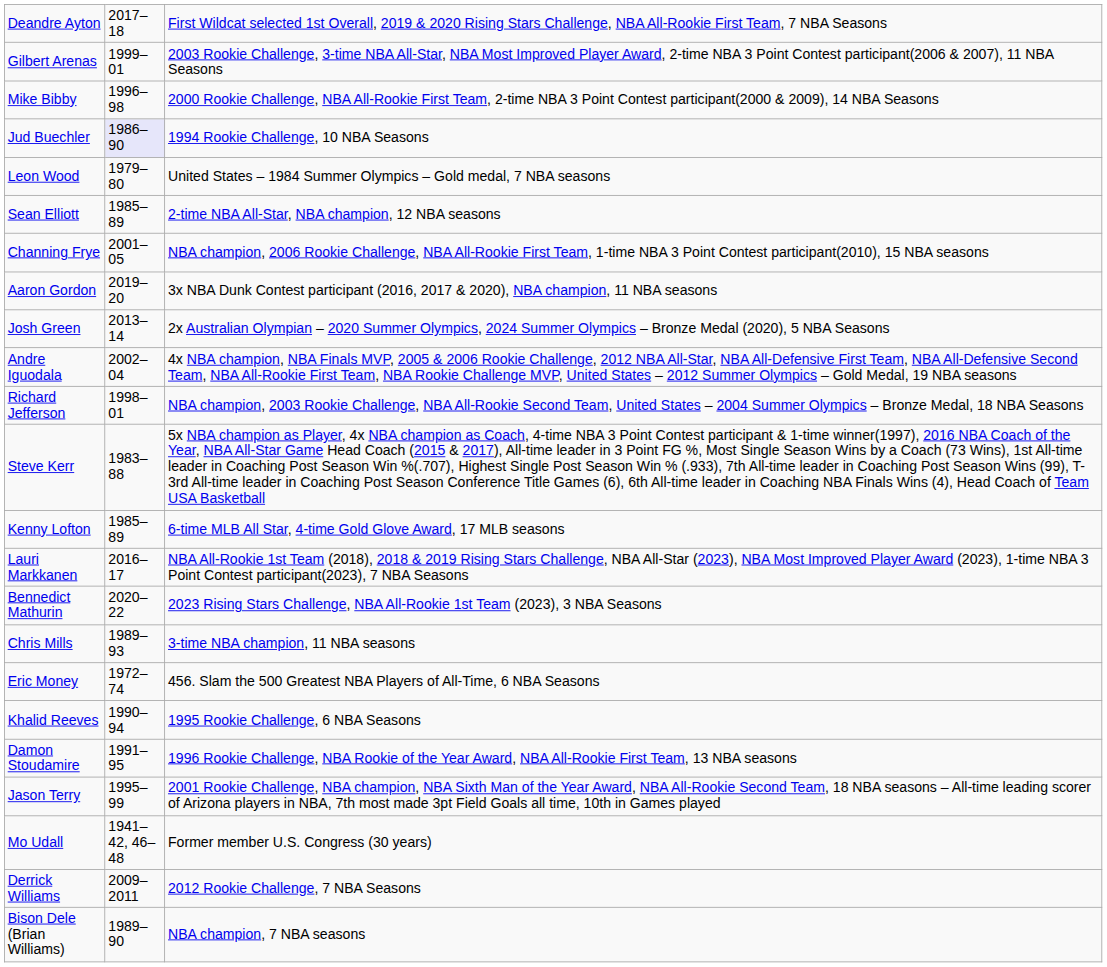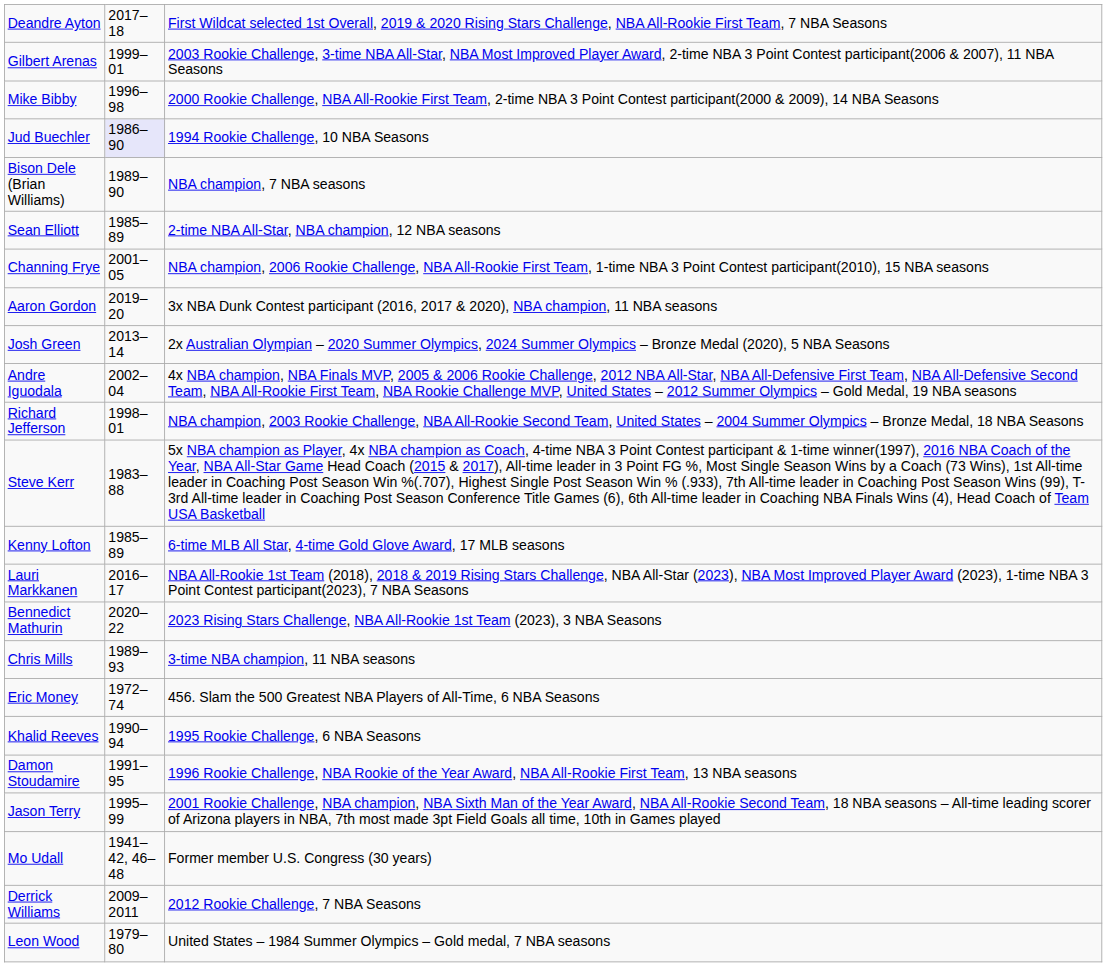rows swapped: (42, 934) <-> (44, 176)
